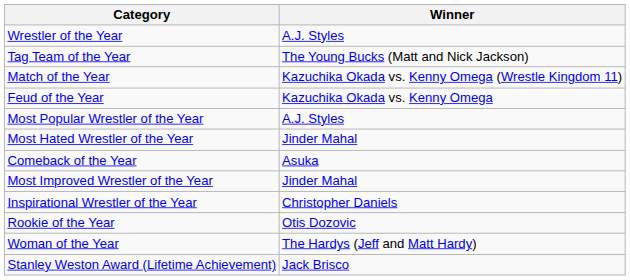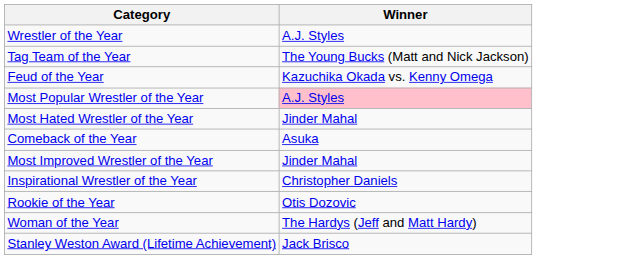- row: (58, 77)
(313, 118) no background -> (313, 98) pink background
